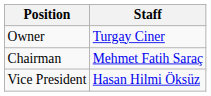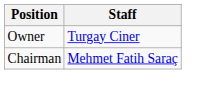- row: (47, 79)
